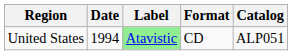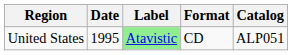(105, 38) 1994 -> (105, 38) 1995
